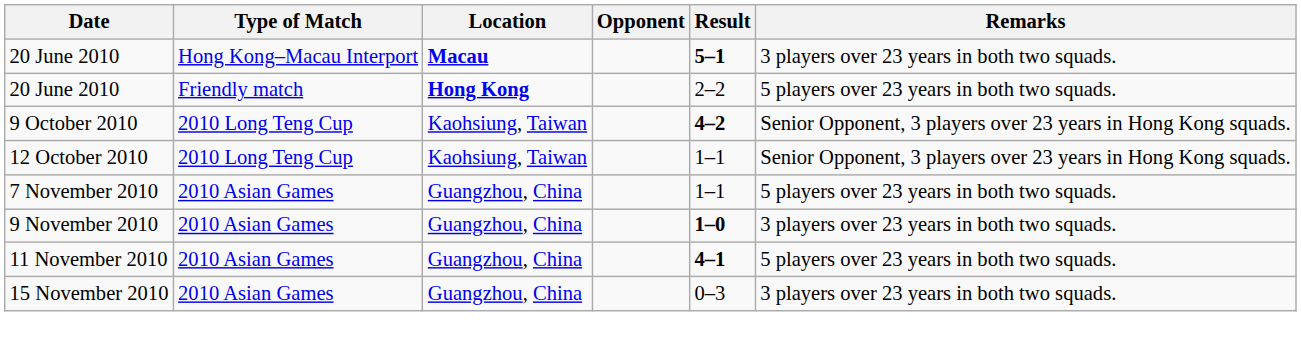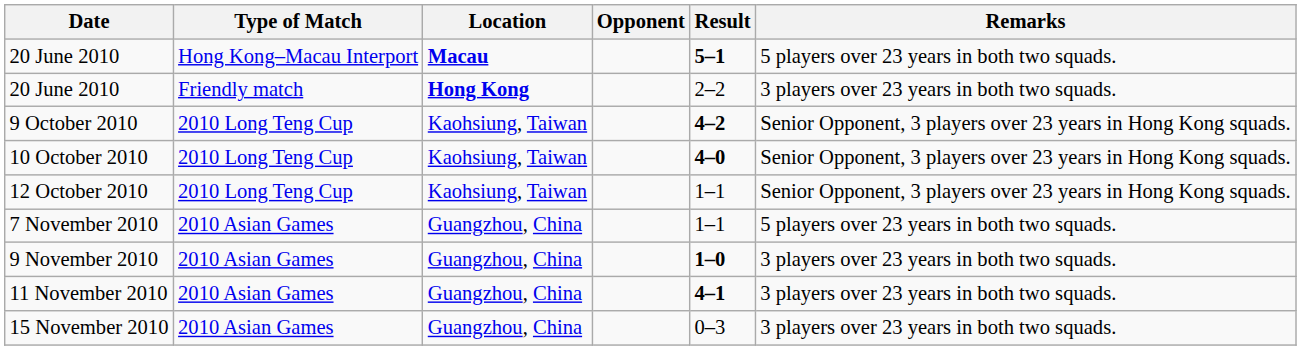(938, 55) 3 players over 23 years in both two squads. -> (938, 55) 5 players over 23 years in both two squads.
(938, 89) 5 players over 23 years in both two squads. -> (938, 89) 3 players over 23 years in both two squads.
+ row: (79, 157)
(938, 259) 5 players over 23 years in both two squads. -> (938, 293) 3 players over 23 years in both two squads.
